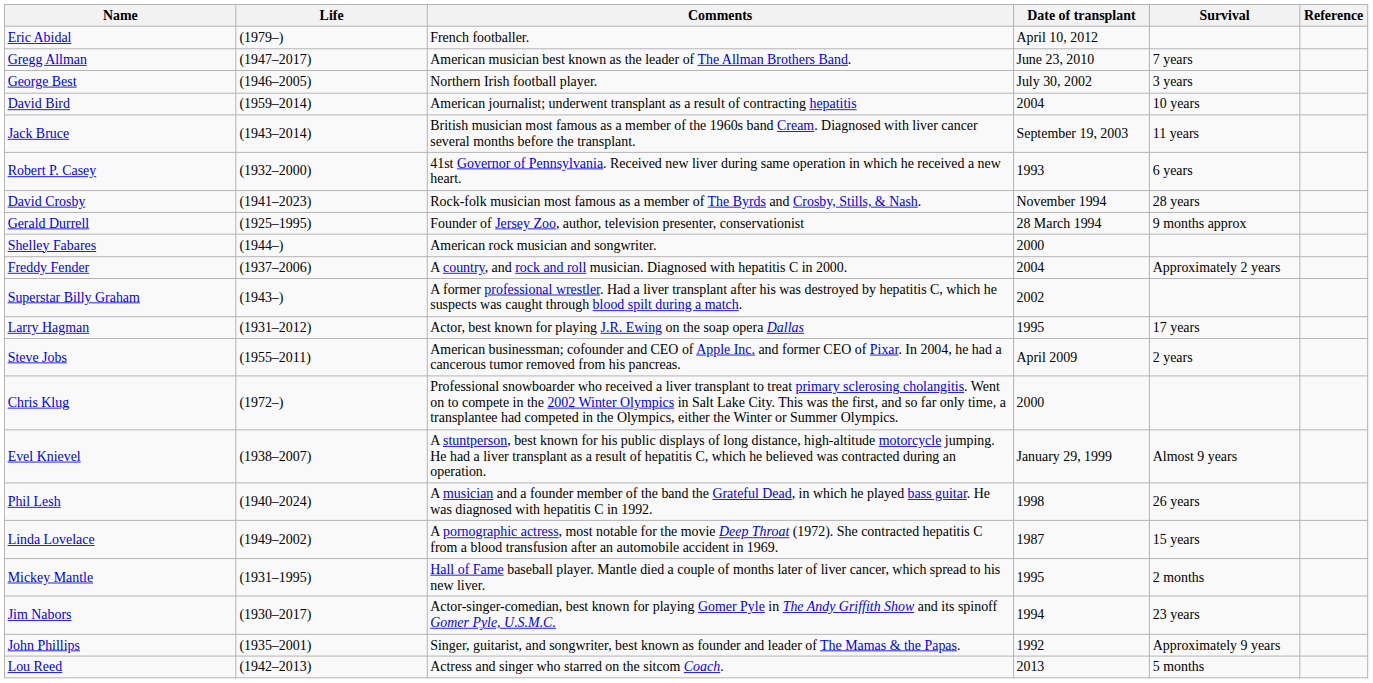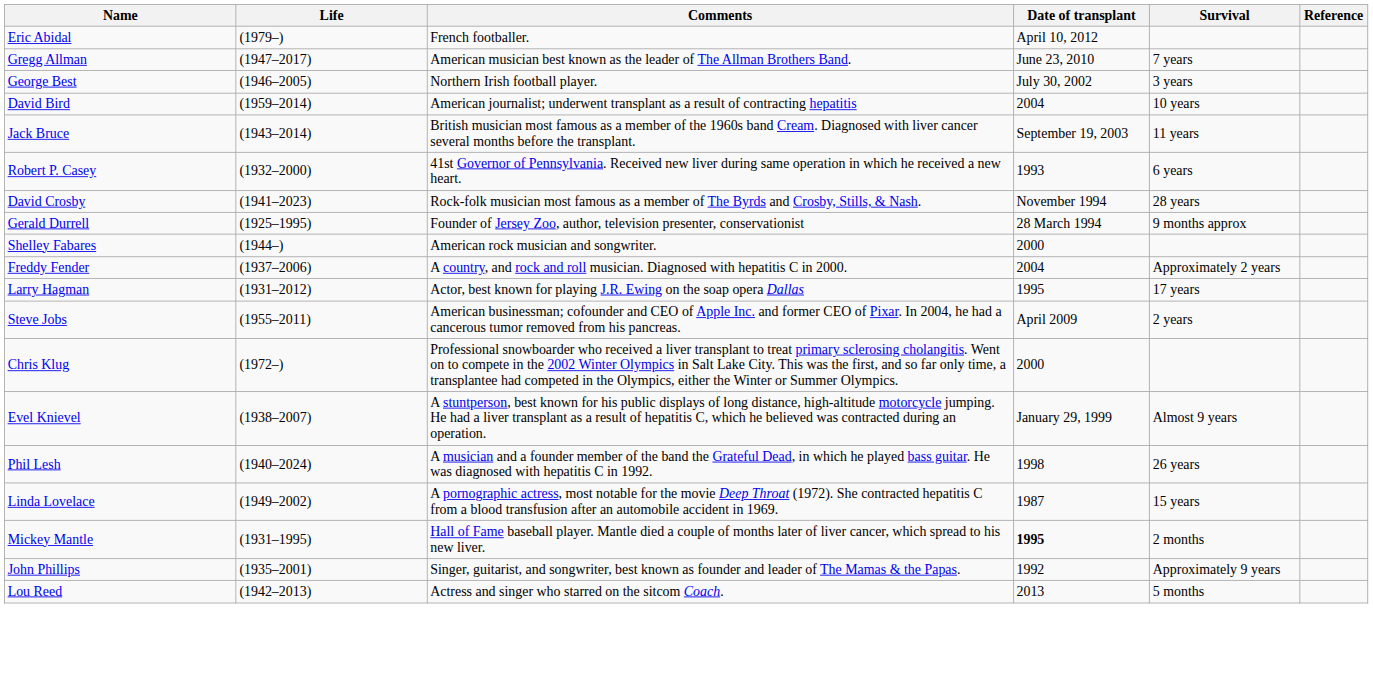- row: (74, 297)
(1030, 577) normal -> (1030, 539) bold
- row: (40, 615)
